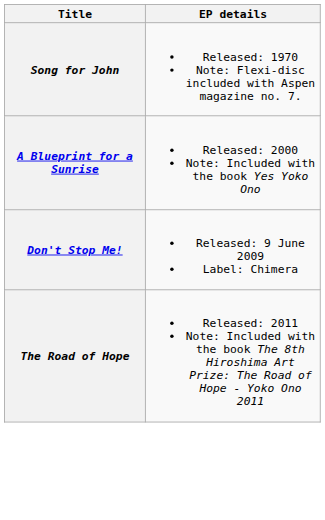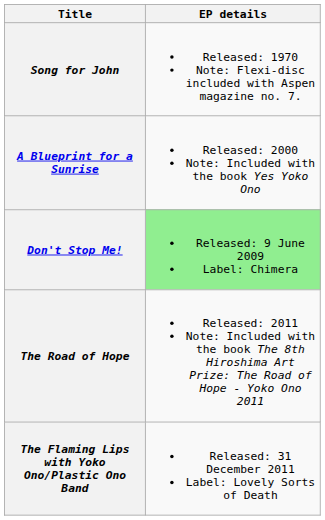(233, 256) no background -> (233, 256) lightgreen background
+ row: (75, 469)
